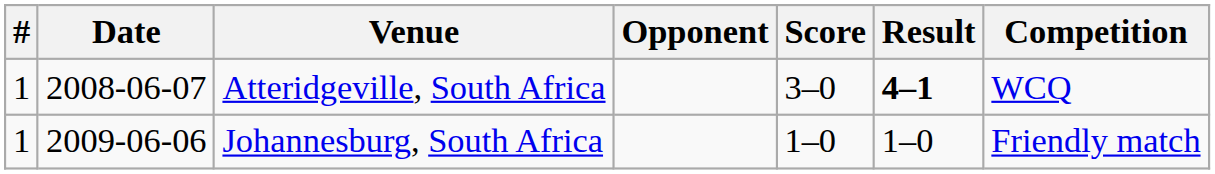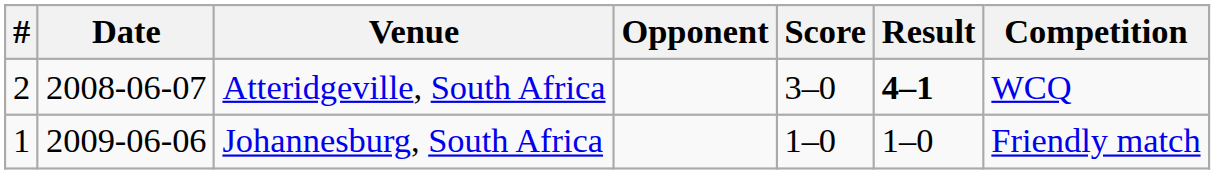(22, 86) 1 -> (22, 86) 2
